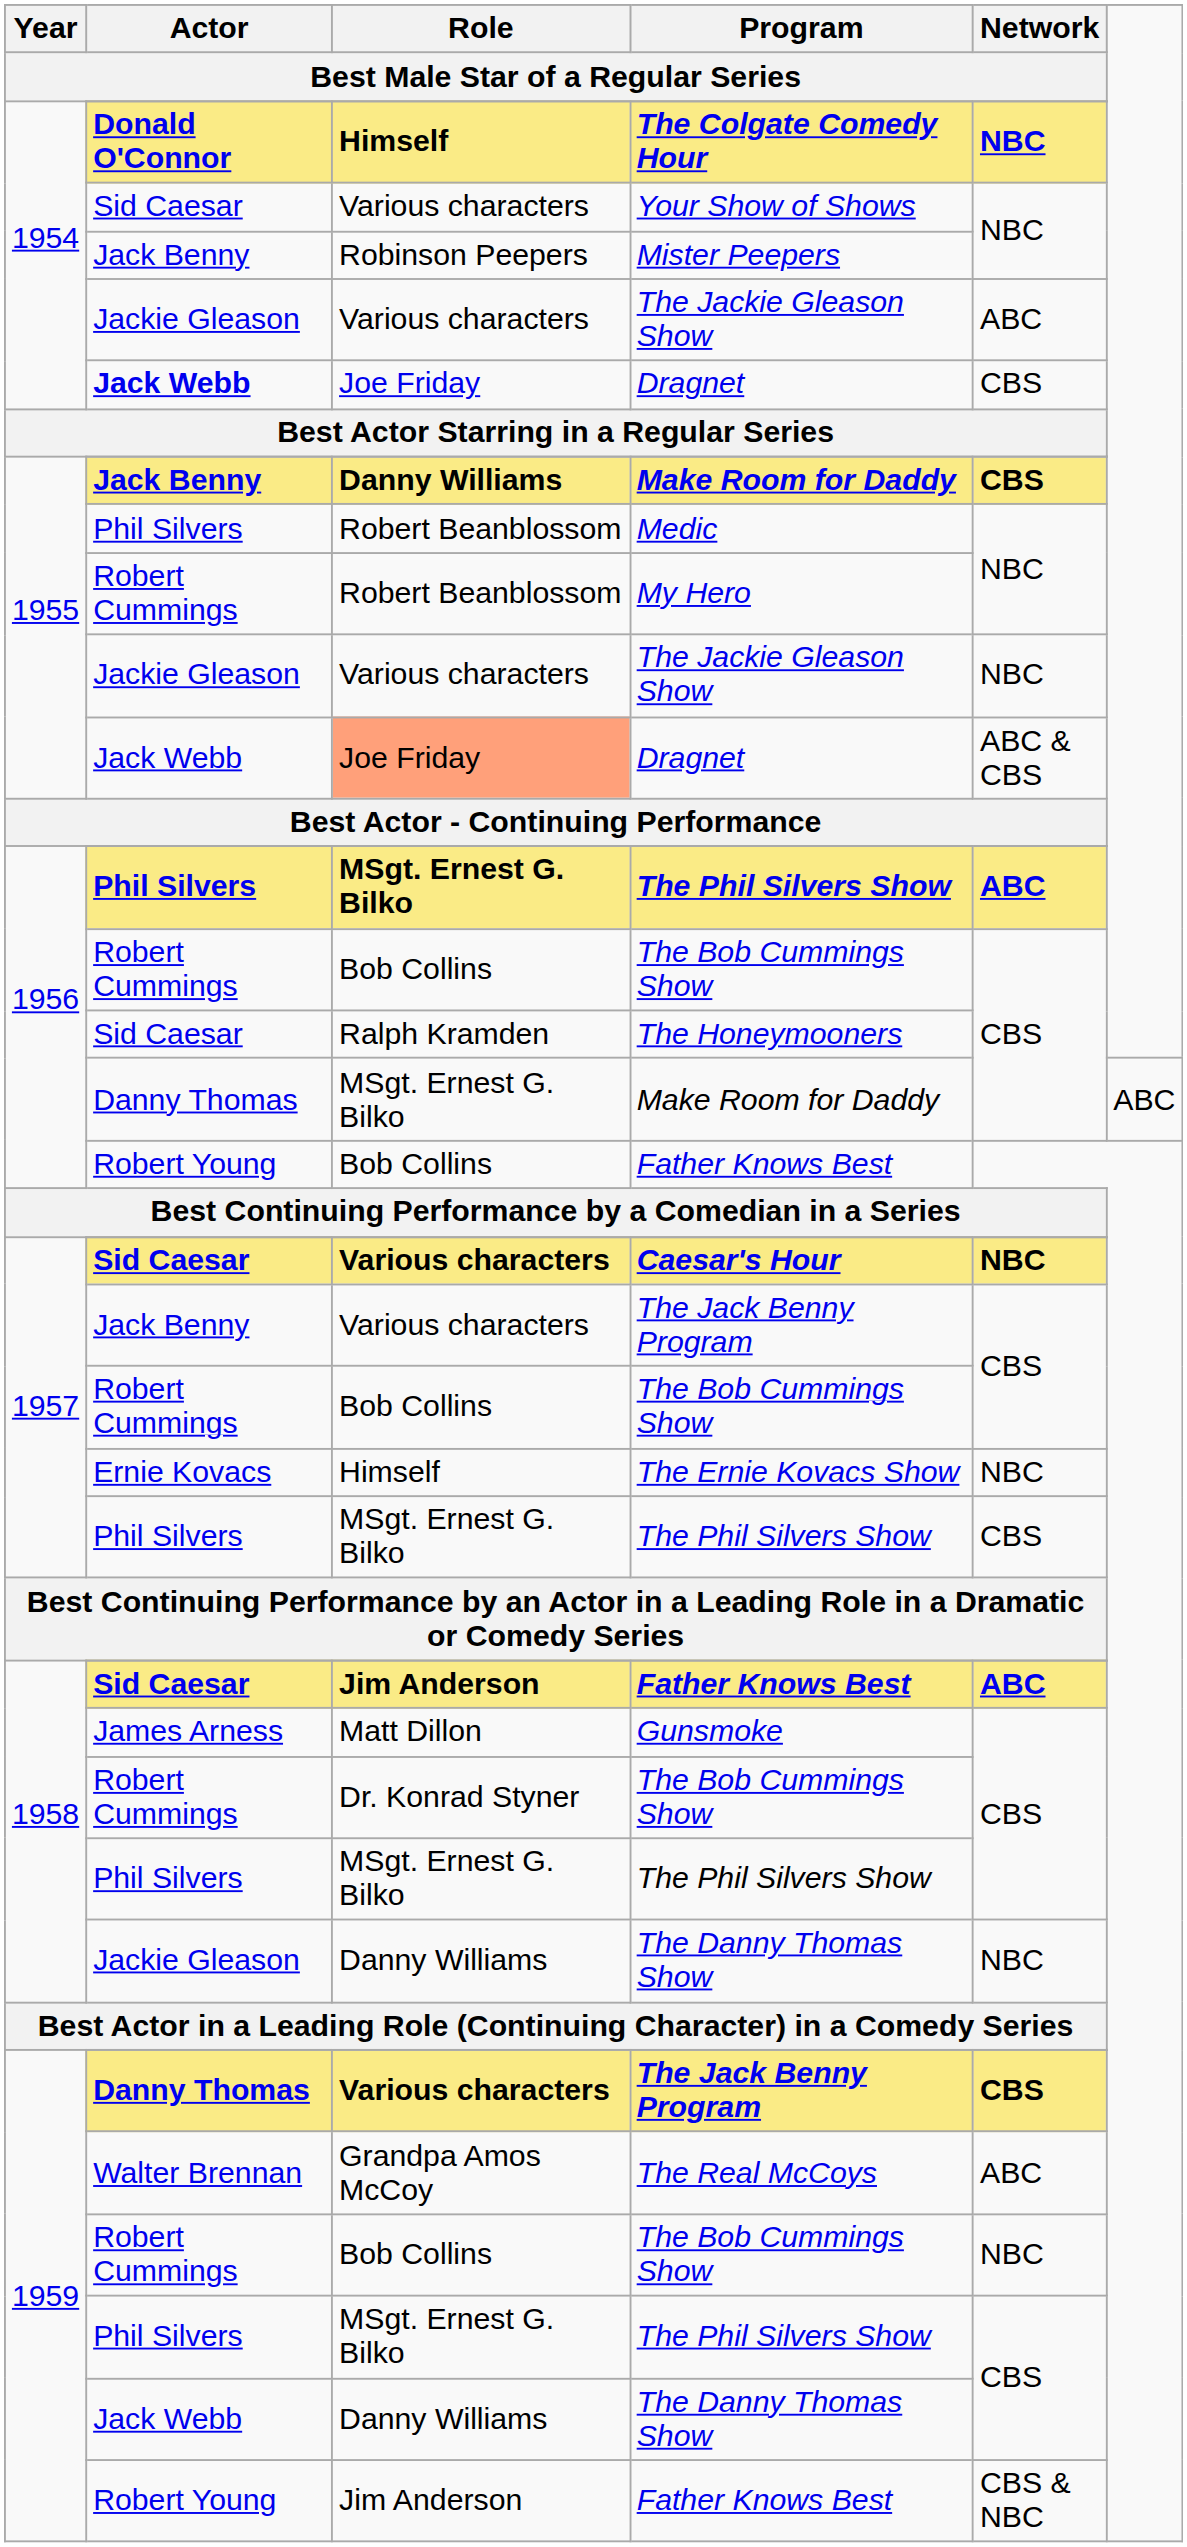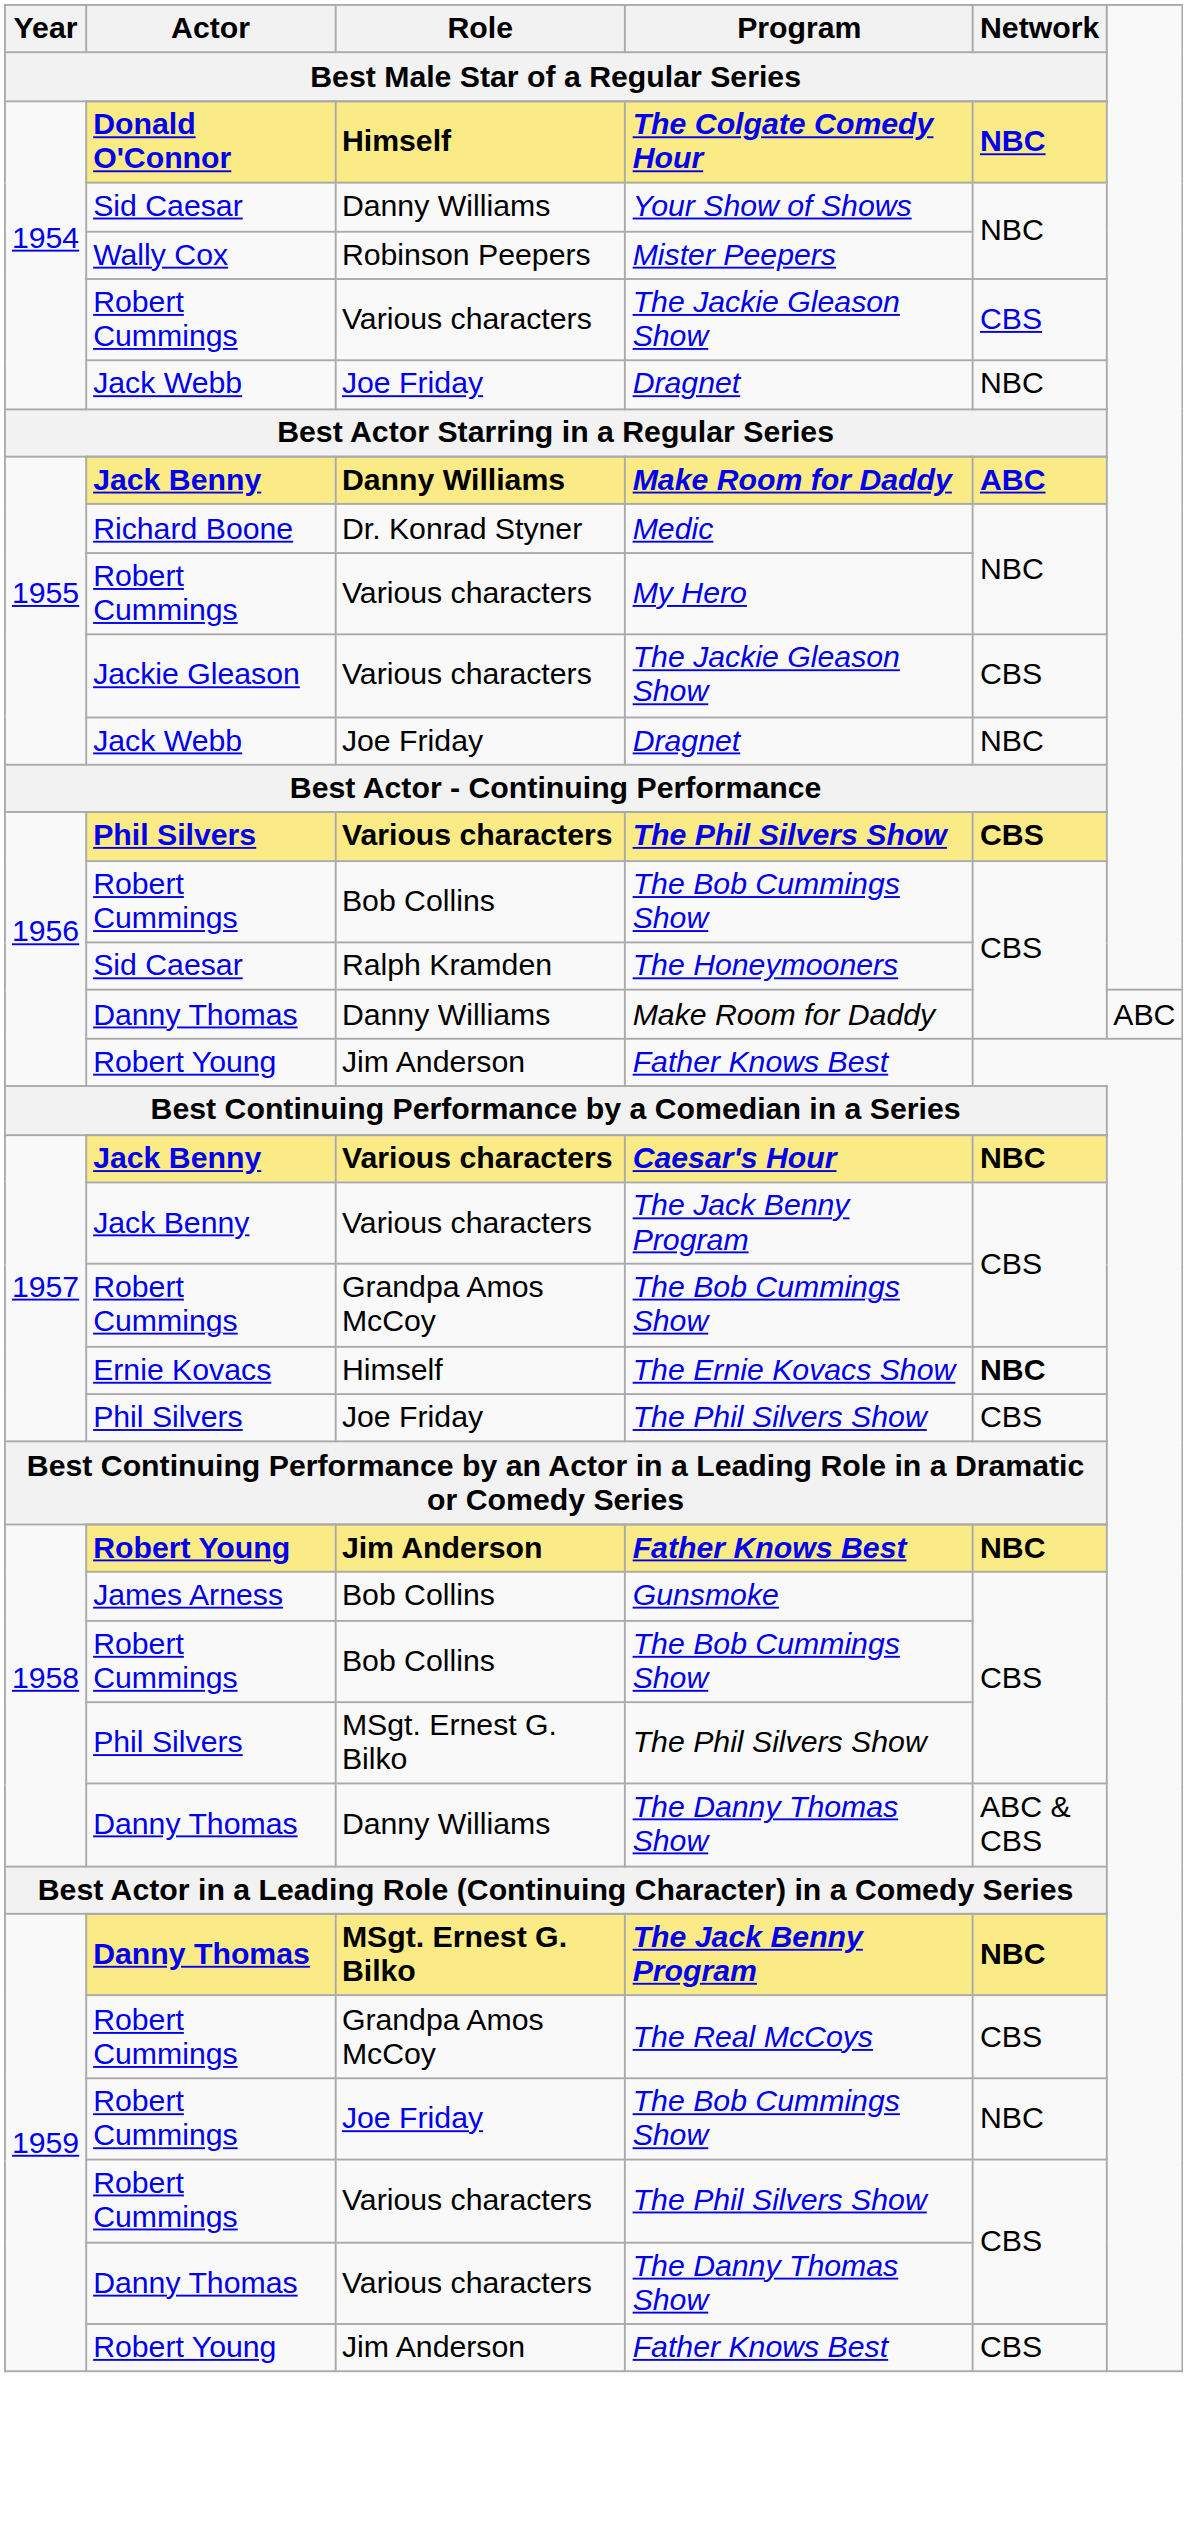(464, 206) Various characters -> (446, 206) Danny Williams
(171, 254) Jack Benny -> (161, 254) Wally Cox
(196, 319) Jackie Gleason -> (165, 319) Robert Cummings
(1011, 319) ABC -> (1011, 319) CBS
(172, 384) bold -> (168, 384) normal
(1011, 384) CBS -> (1012, 384) NBC
(1012, 480) CBS -> (1013, 480) ABC
(168, 528) Phil Silvers -> (193, 528) Richard Boone
(480, 528) Robert Beanblossom -> (462, 528) Dr. Konrad Styner
(480, 593) Robert Beanblossom -> (467, 593) Various characters
(1012, 675) NBC -> (1011, 675) CBS
(410, 757) lightsalmon background -> (412, 740) no background
(1025, 757) ABC & CBS -> (1012, 740) NBC
(452, 887) MSgt. Ernest G. Bilko -> (477, 835) Various characters
(1013, 887) ABC -> (1012, 835) CBS
(447, 1098) MSgt. Ernest G. Bilko -> (446, 1013) Danny Williams
(416, 1163) Bob Collins -> (434, 1061) Jim Anderson
(171, 1259) Sid Caesar -> (177, 1157) Jack Benny
(416, 1406) Bob Collins -> (443, 1304) Grandpa Amos McCoy
(1012, 1471) normal -> (1013, 1369) bold
(447, 1536) MSgt. Ernest G. Bilko -> (412, 1417) Joe Friday
(171, 1683) Sid Caesar -> (192, 1547) Robert Young
(1013, 1683) ABC -> (1013, 1547) NBC
(410, 1731) Matt Dillon -> (418, 1595) Bob Collins
(459, 1796) Dr. Konrad Styner -> (418, 1660) Bob Collins
(196, 1960) Jackie Gleason -> (195, 1824) Danny Thomas
(1012, 1960) NBC -> (1025, 1824) ABC & CBS
(474, 2090) Various characters -> (454, 1954) MSgt. Ernest G. Bilko
(1012, 2090) CBS -> (1013, 1954) NBC
(198, 2172) Walter Brennan -> (165, 2036) Robert Cummings
(1011, 2172) ABC -> (1011, 2036) CBS
(416, 2254) Bob Collins -> (412, 2118) Joe Friday
(168, 2336) Phil Silvers -> (165, 2200) Robert Cummings
(447, 2336) MSgt. Ernest G. Bilko -> (467, 2200) Various characters
(168, 2418) Jack Webb -> (195, 2282) Danny Thomas
(443, 2418) Danny Williams -> (467, 2282) Various characters
(1025, 2500) CBS & NBC -> (1011, 2347) CBS
